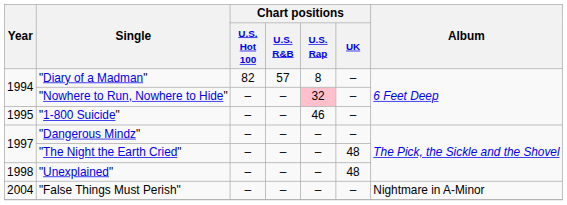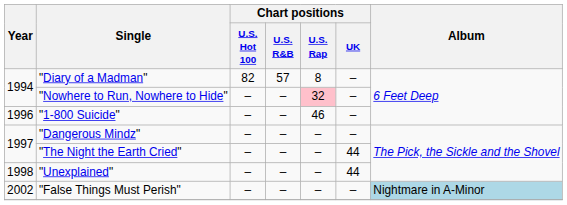(20, 115) 1995 -> (20, 115) 1996
(353, 153) 48 -> (353, 153) 44
(353, 171) 48 -> (353, 171) 44
(20, 190) 2004 -> (20, 190) 2002
(429, 190) no background -> (429, 190) lightblue background
